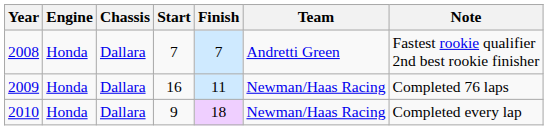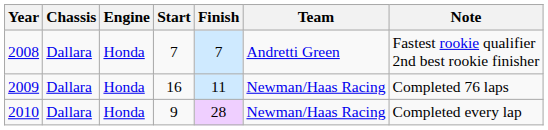columns swapped: (125, 17) <-> (70, 17)
(219, 112) 18 -> (219, 112) 28
